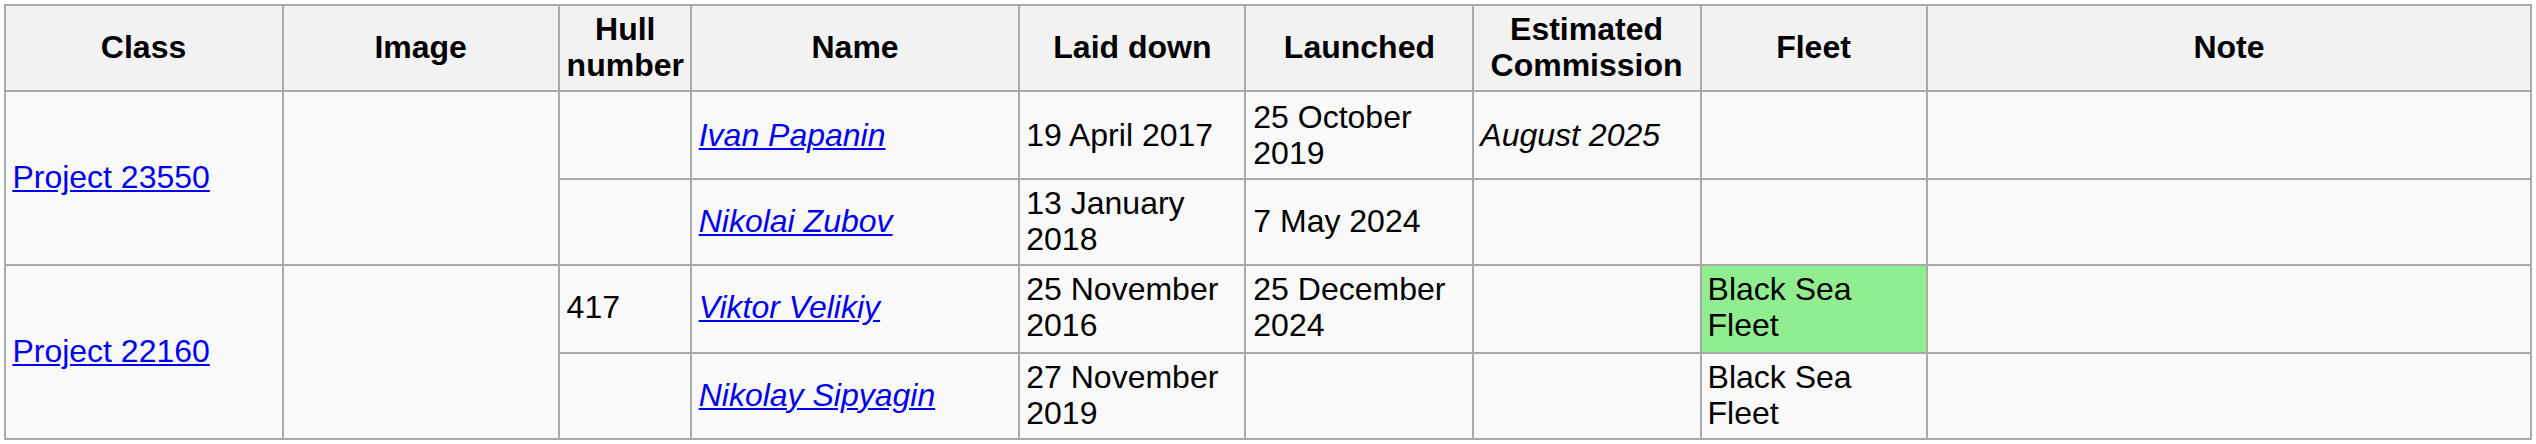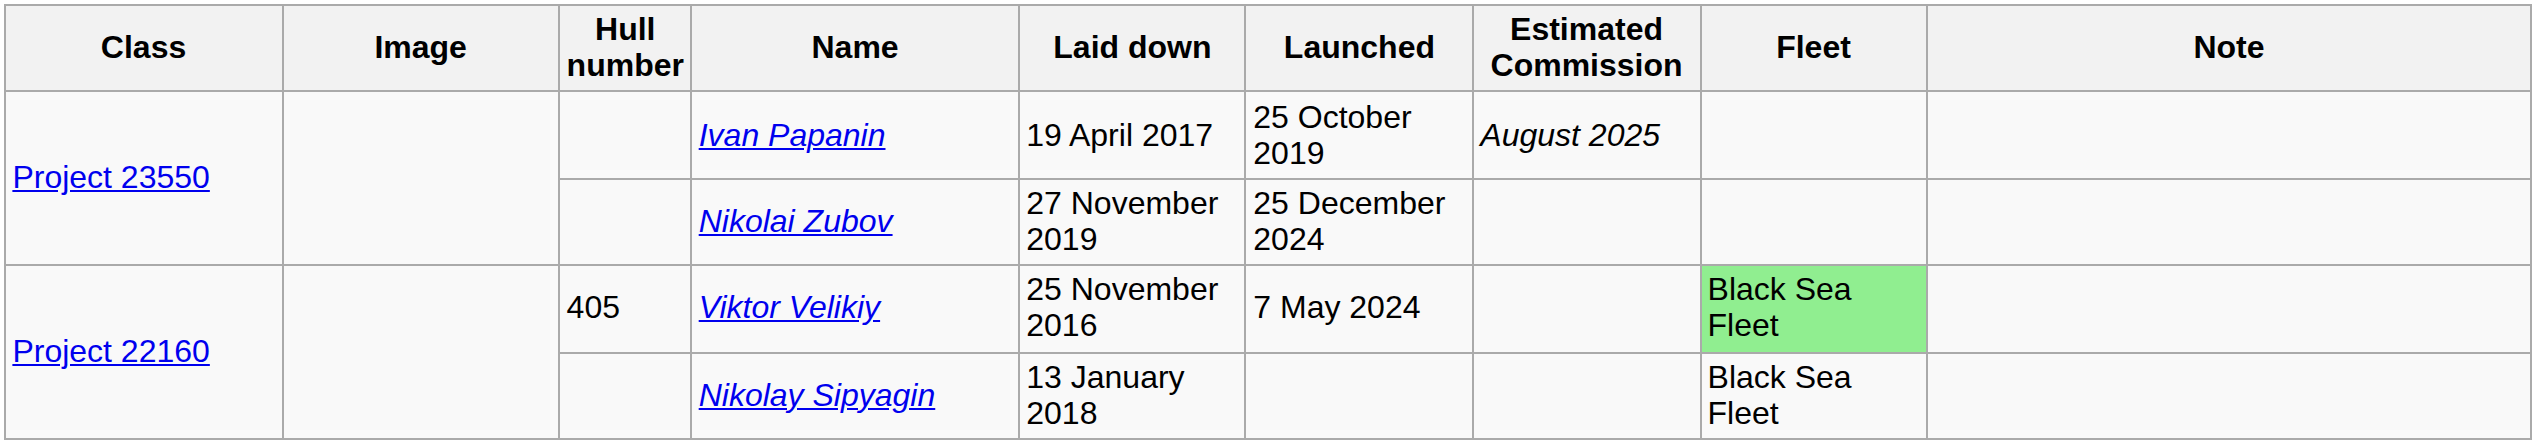(1105, 221) 13 January 2018 -> (1122, 221) 27 November 2019
(1337, 221) 7 May 2024 -> (1349, 221) 25 December 2024
(593, 308) 417 -> (593, 308) 405
(1349, 308) 25 December 2024 -> (1337, 308) 7 May 2024
(1122, 394) 27 November 2019 -> (1105, 394) 13 January 2018
